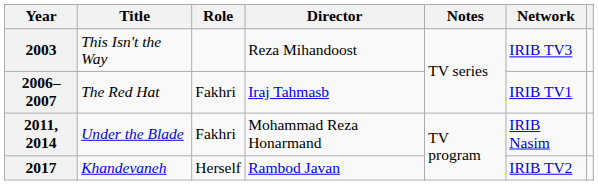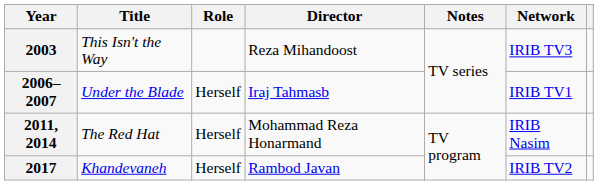(120, 92) The Red Hat -> (132, 92) Under the Blade
(216, 92) Fakhri -> (218, 92) Herself
(132, 134) Under the Blade -> (120, 134) The Red Hat
(216, 134) Fakhri -> (218, 134) Herself
